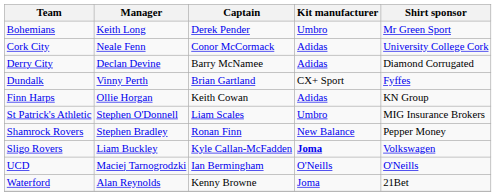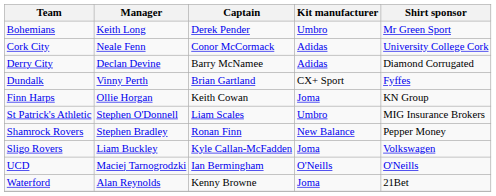(312, 98) Adidas -> (308, 98) Joma
(310, 149) bold -> (308, 149) normal
